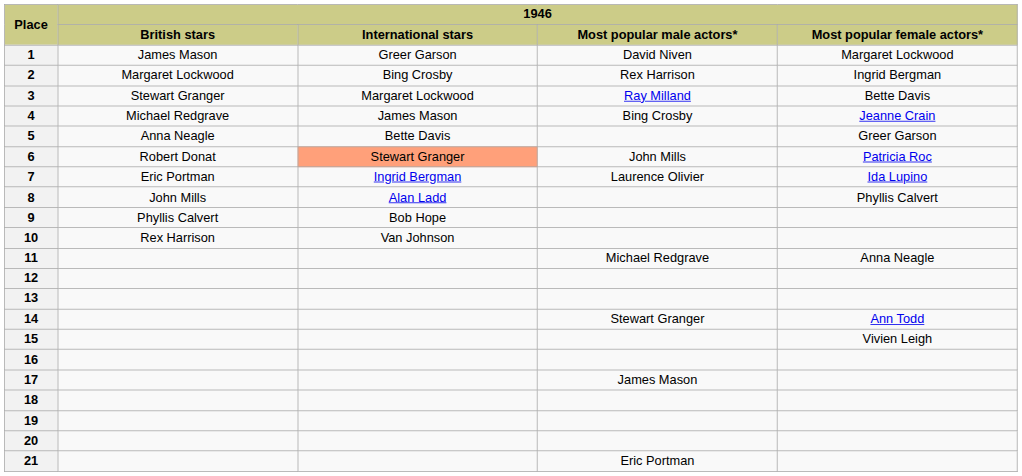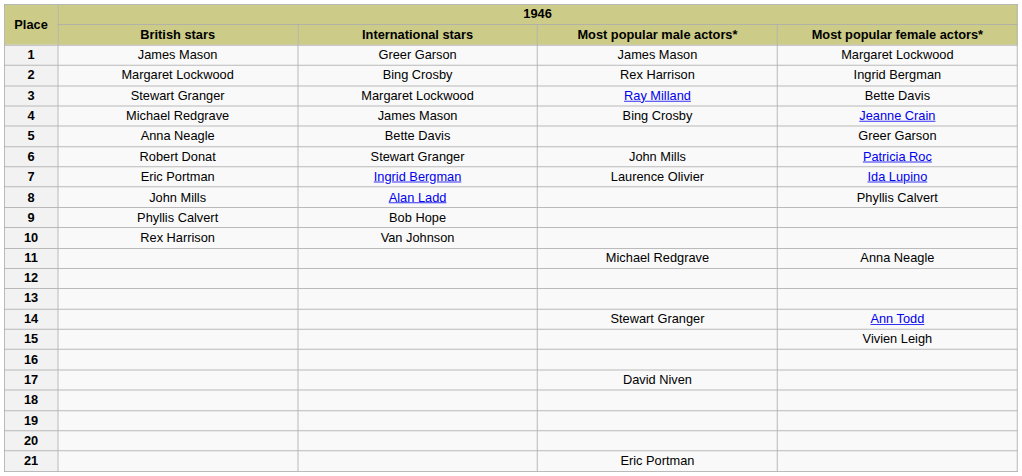(657, 55) David Niven -> (657, 55) James Mason
(418, 156) lightsalmon background -> (418, 156) no background
(657, 380) James Mason -> (657, 380) David Niven
